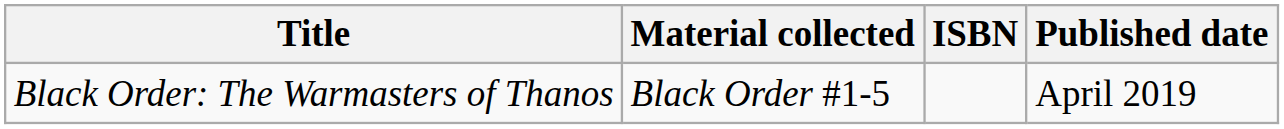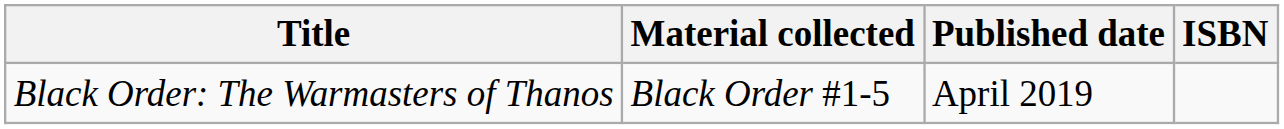columns swapped: (1152, 33) <-> (975, 33)
